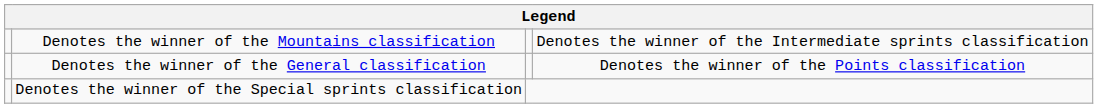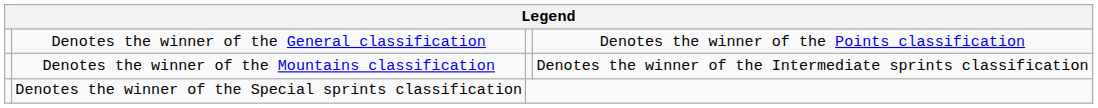rows swapped: (269, 66) <-> (269, 41)
